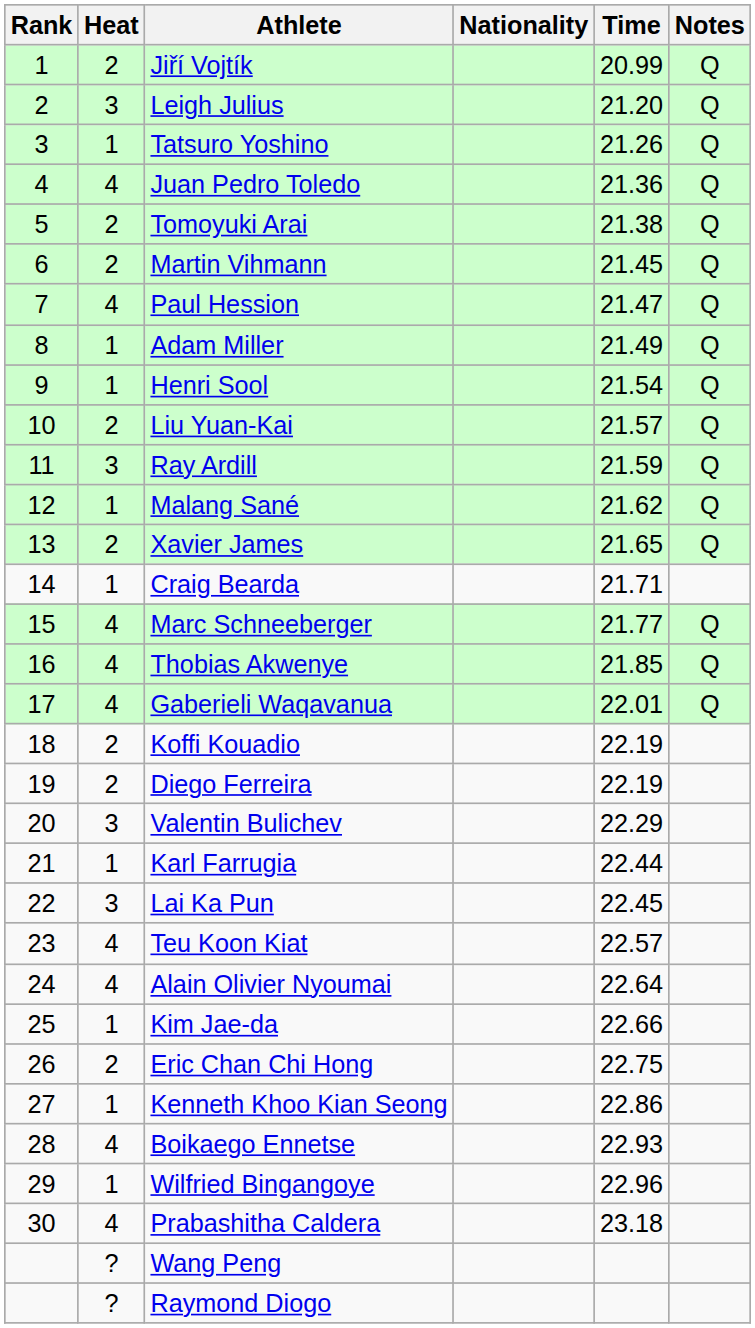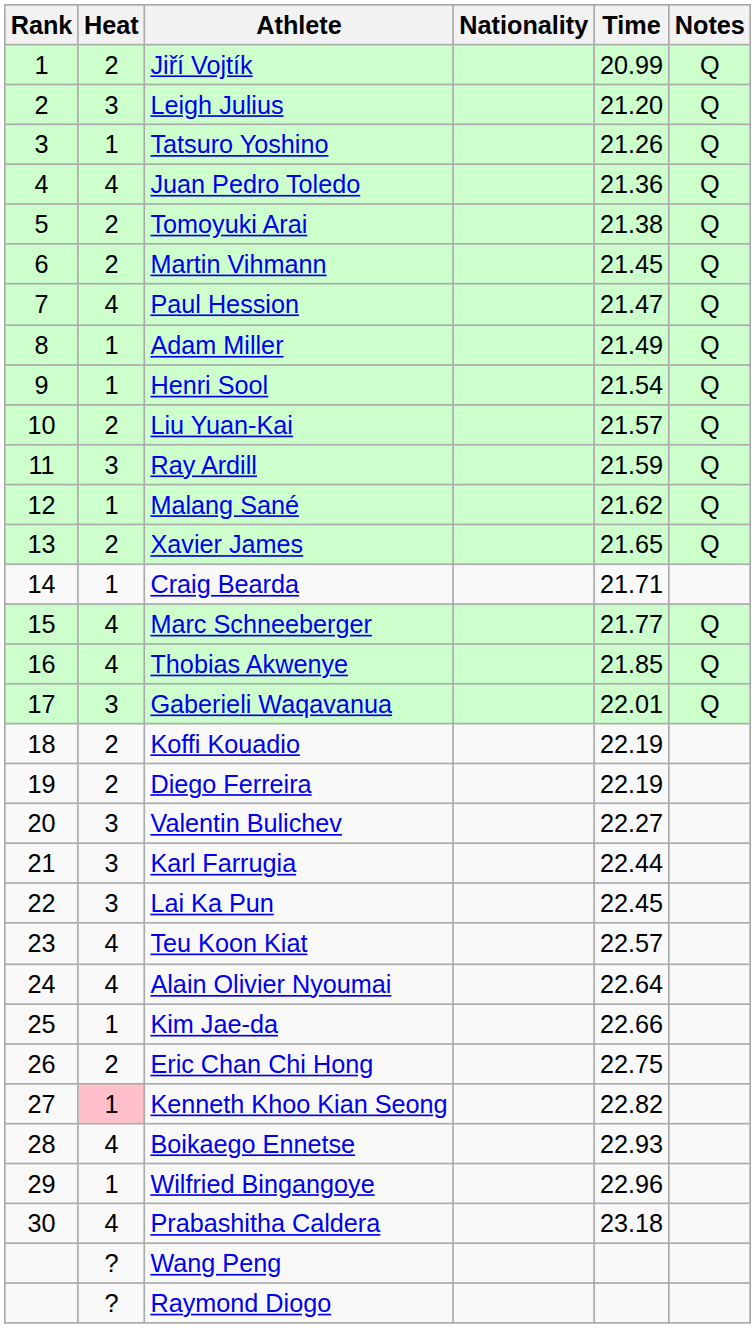(111, 704) 4 -> (111, 704) 3
(632, 824) 22.29 -> (632, 824) 22.27
(111, 864) 1 -> (111, 864) 3
(111, 1103) no background -> (111, 1103) pink background
(632, 1103) 22.86 -> (632, 1103) 22.82
